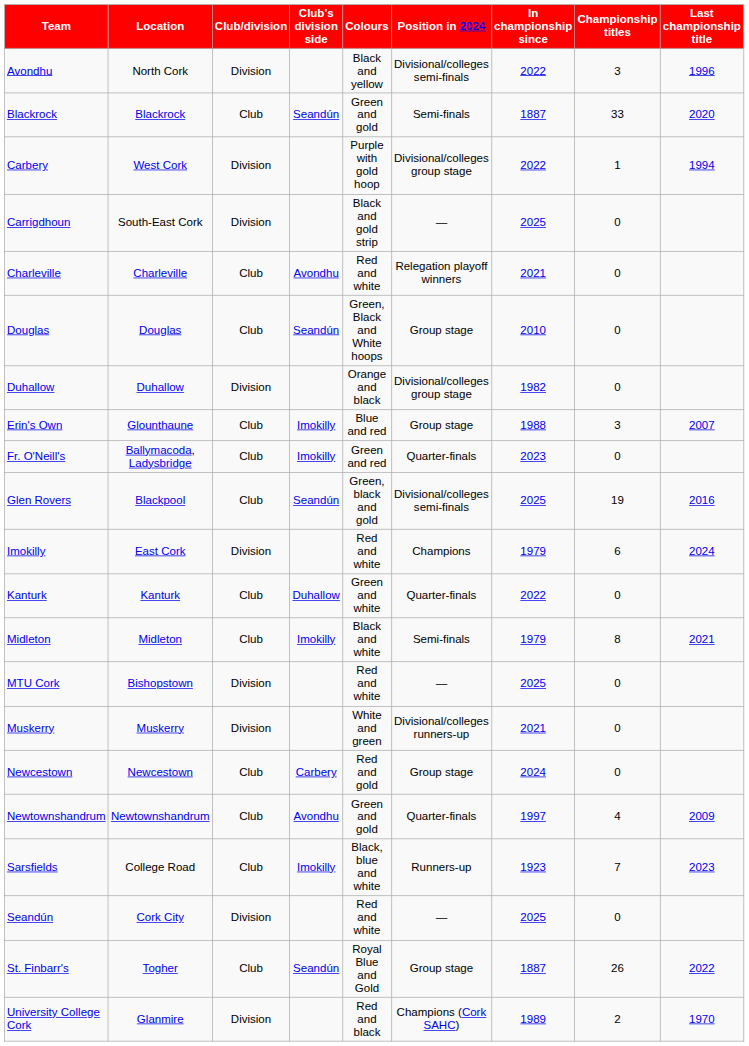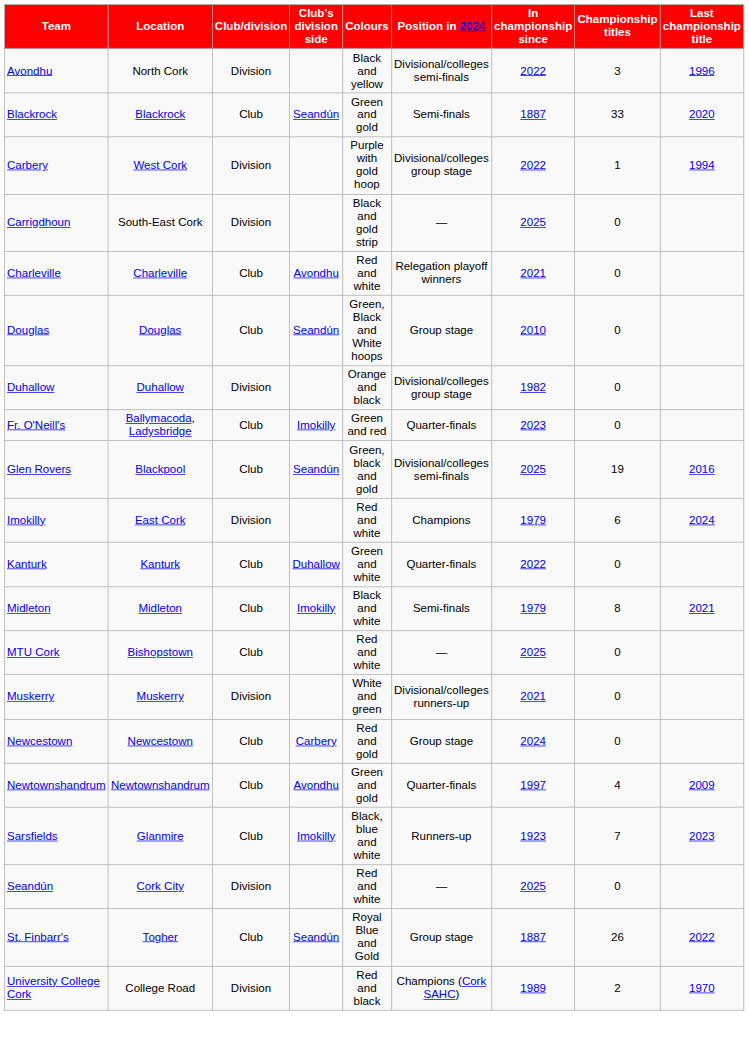- row: (35, 425)
(251, 684) Division -> (251, 652) Club
(160, 867) College Road -> (160, 836) Glanmire
(160, 1019) Glanmire -> (160, 988) College Road
